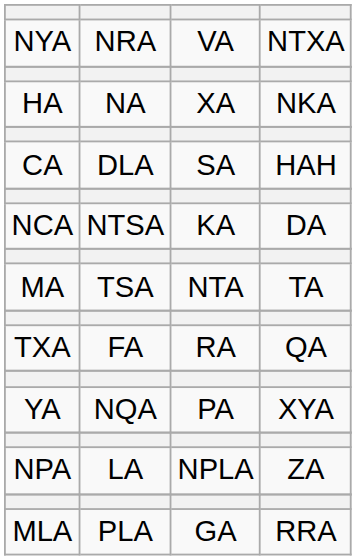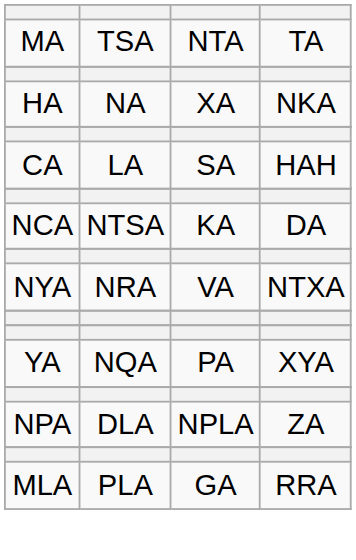rows swapped: (42, 286) <-> (42, 42)
(125, 164) DLA -> (125, 164) LA
- row: (42, 347)
(125, 470) LA -> (125, 423) DLA
